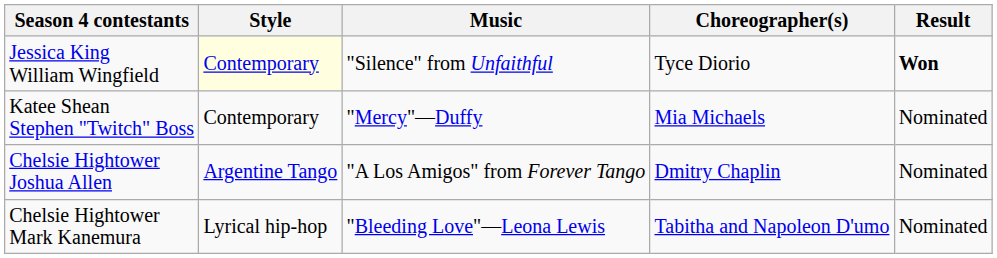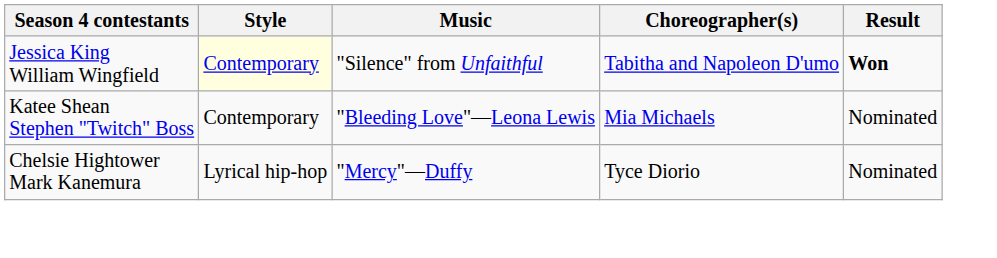(702, 63) Tyce Diorio -> (722, 63) Tabitha and Napoleon D'umo
(415, 117) "Mercy"—Duffy -> (466, 117) "Bleeding Love"—Leona Lewis
- row: (84, 171)
(476, 225) "Bleeding Love"—Leona Lewis -> (404, 171) "Mercy"—Duffy
(772, 225) Tabitha and Napoleon D'umo -> (652, 171) Tyce Diorio
